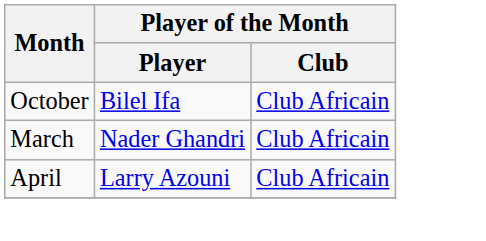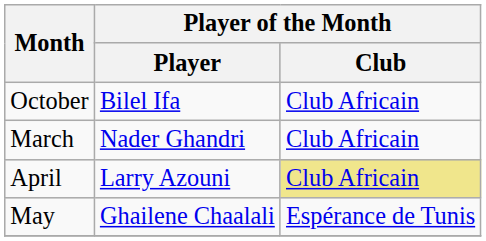(323, 178) no background -> (353, 178) khaki background
+ row: (33, 216)
